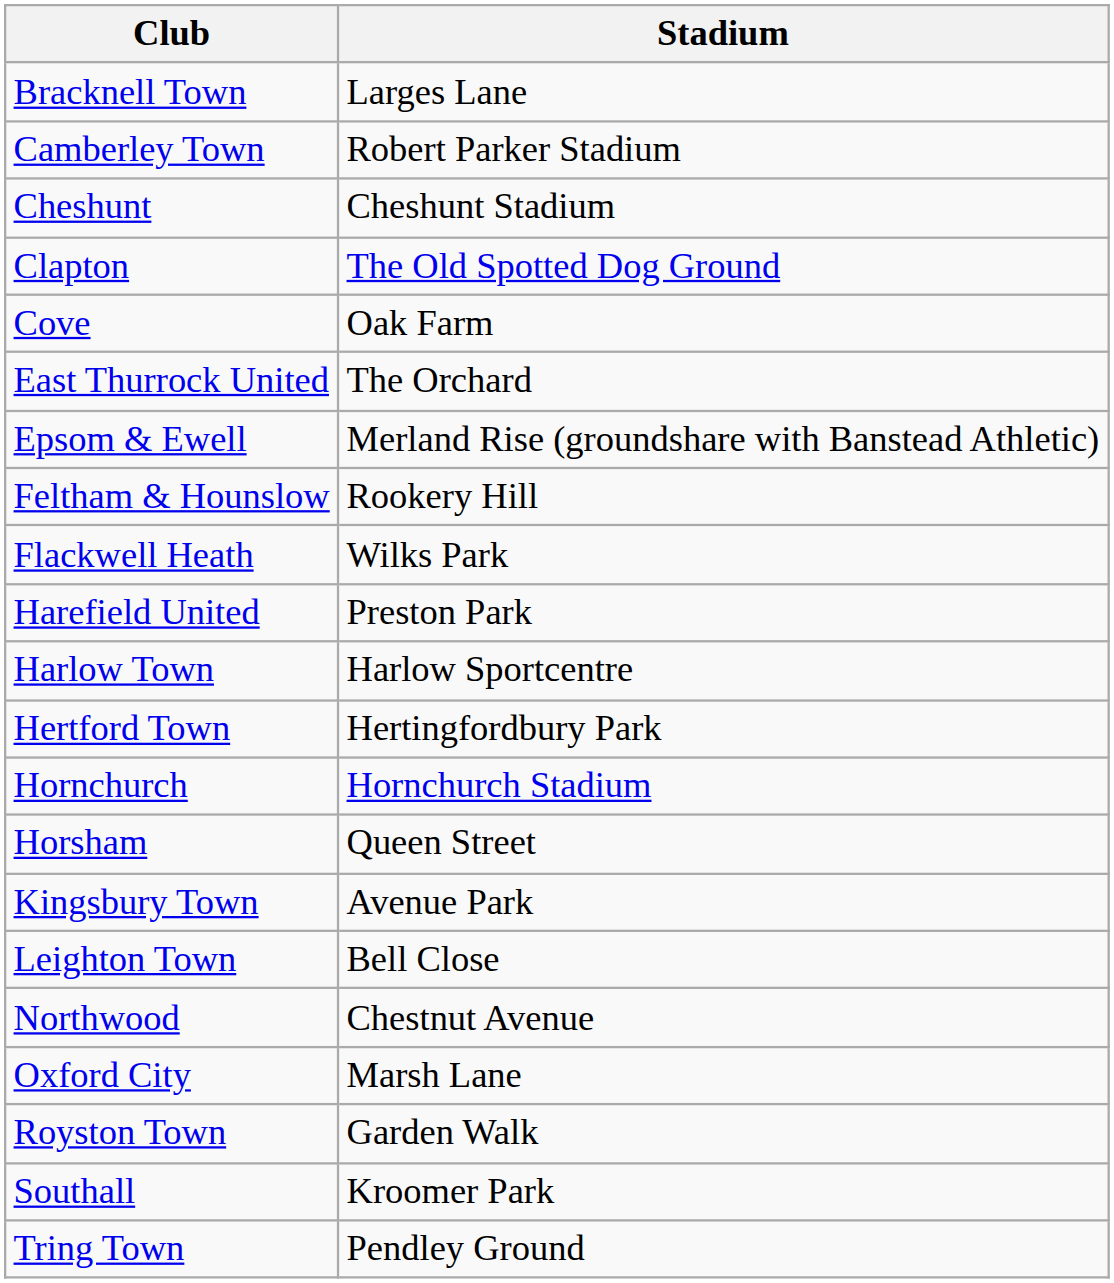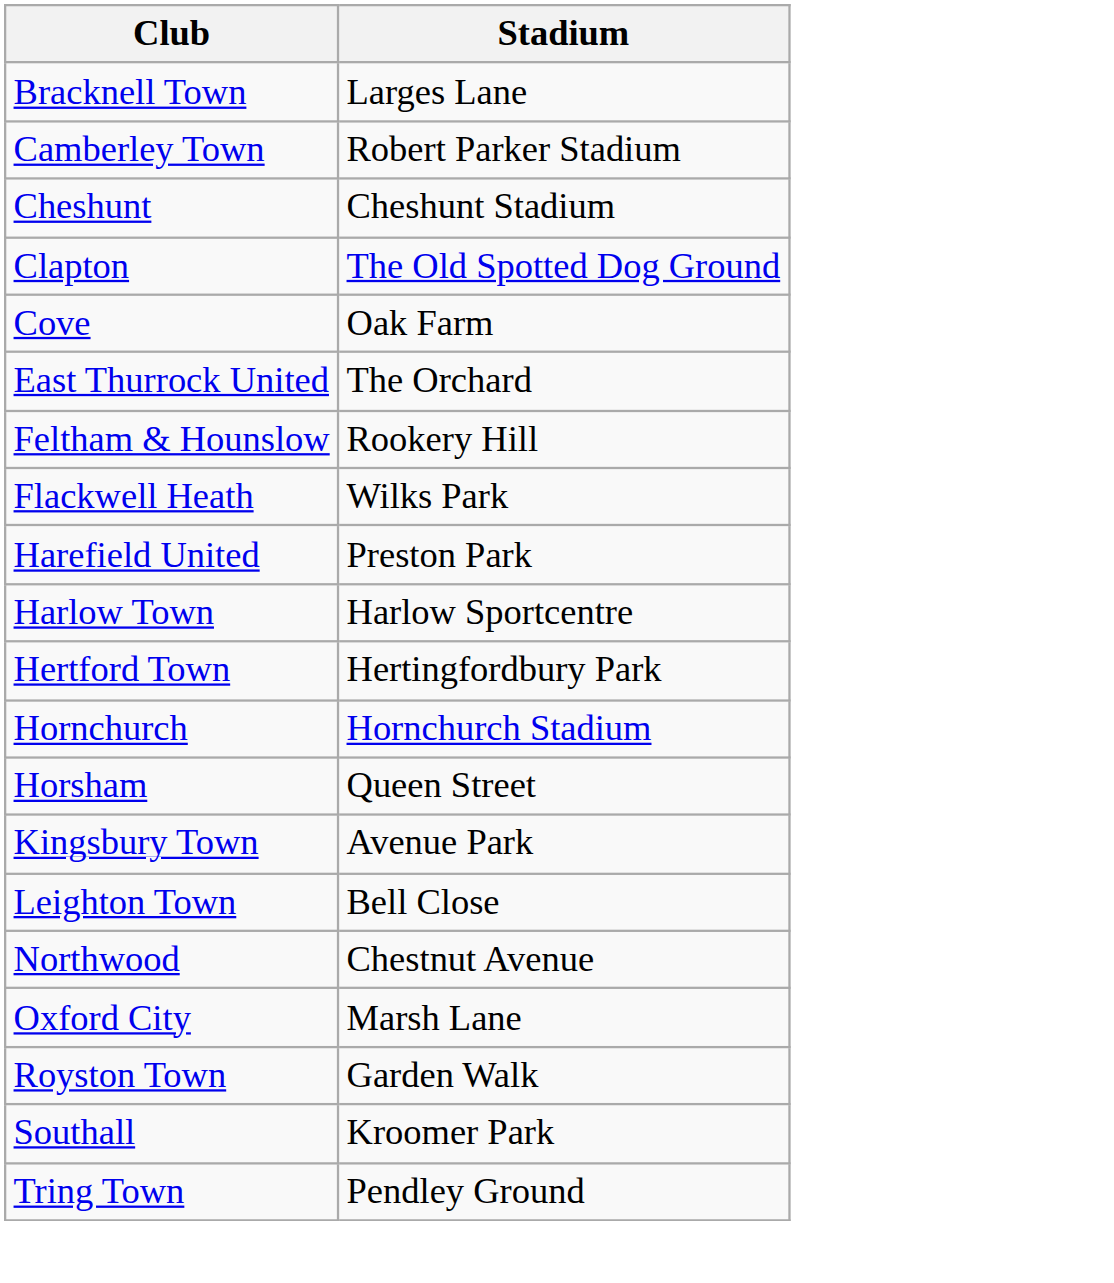- row: (130, 438)
